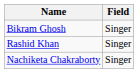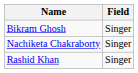rows swapped: (54, 60) <-> (33, 44)
